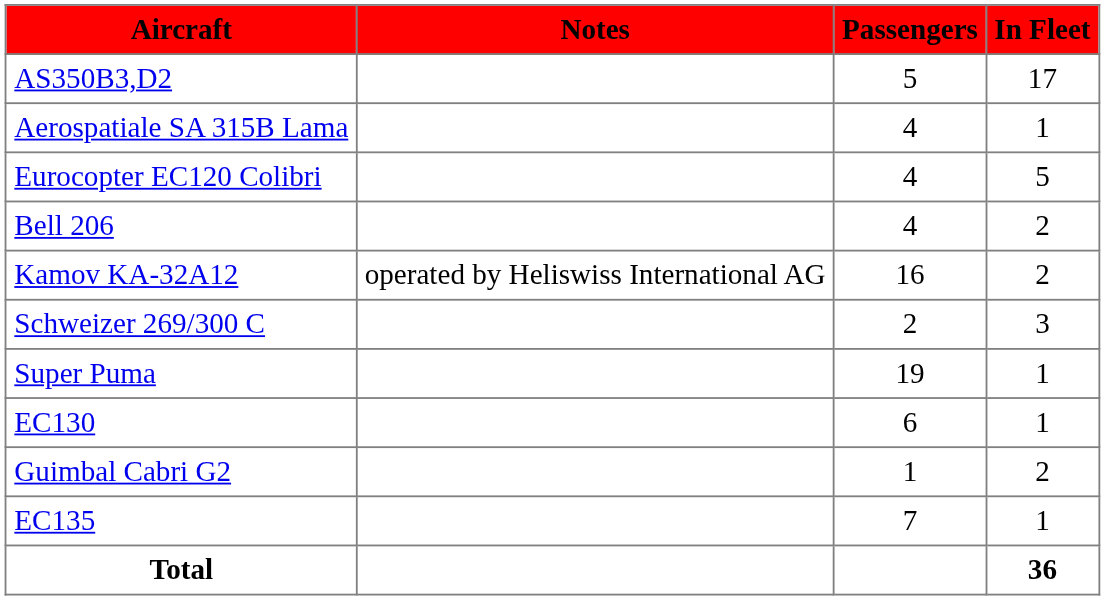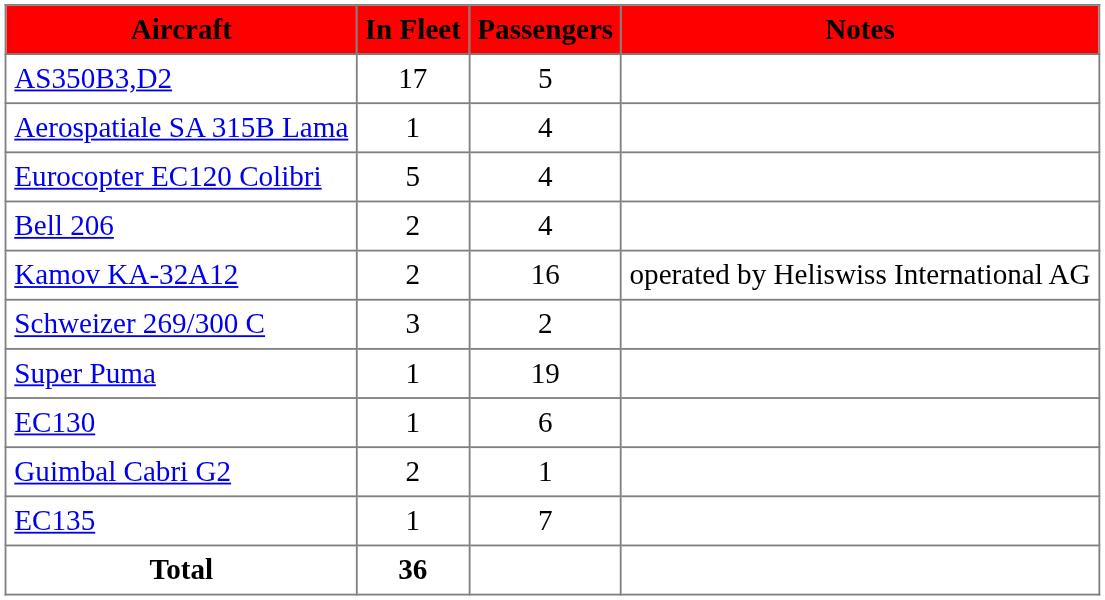columns swapped: (1042, 29) <-> (595, 29)
